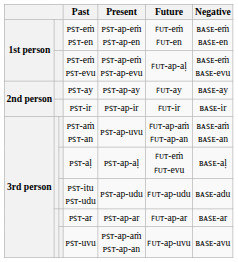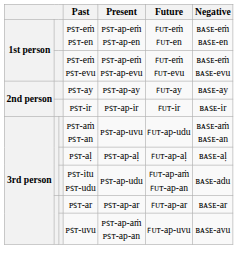(169, 66) ꜰᴜᴛ-ap-aḷ -> (169, 66) ꜰᴜᴛ-eṁ ꜰᴜᴛ-evu
(169, 132) ꜰᴜᴛ-ap-aṁ ꜰᴜᴛ-ap-an -> (169, 132) ꜰᴜᴛ-ap-udu
(169, 163) ꜰᴜᴛ-eṁ ꜰᴜᴛ-evu -> (169, 156) ꜰᴜᴛ-ap-aḷ
(169, 194) ꜰᴜᴛ-ap-udu -> (169, 181) ꜰᴜᴛ-ap-aṁ ꜰᴜᴛ-ap-an
